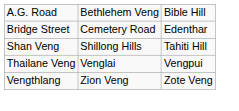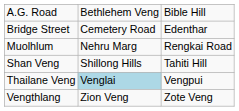+ row: (30, 47)
(98, 64) no background -> (98, 81) lightblue background
